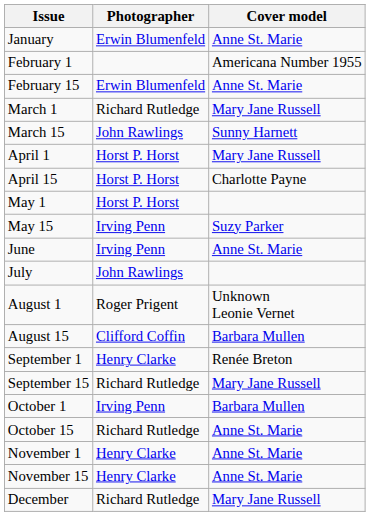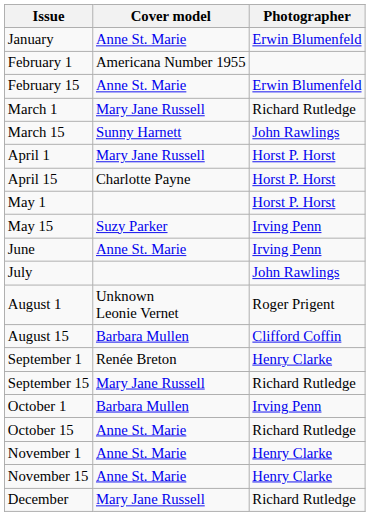columns swapped: (287, 16) <-> (151, 16)
